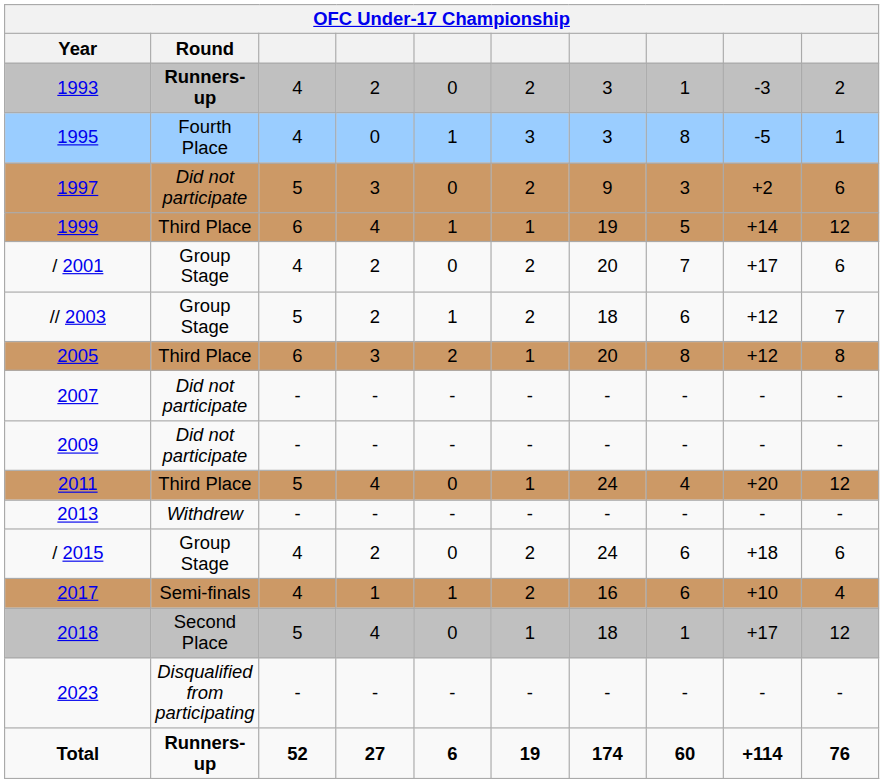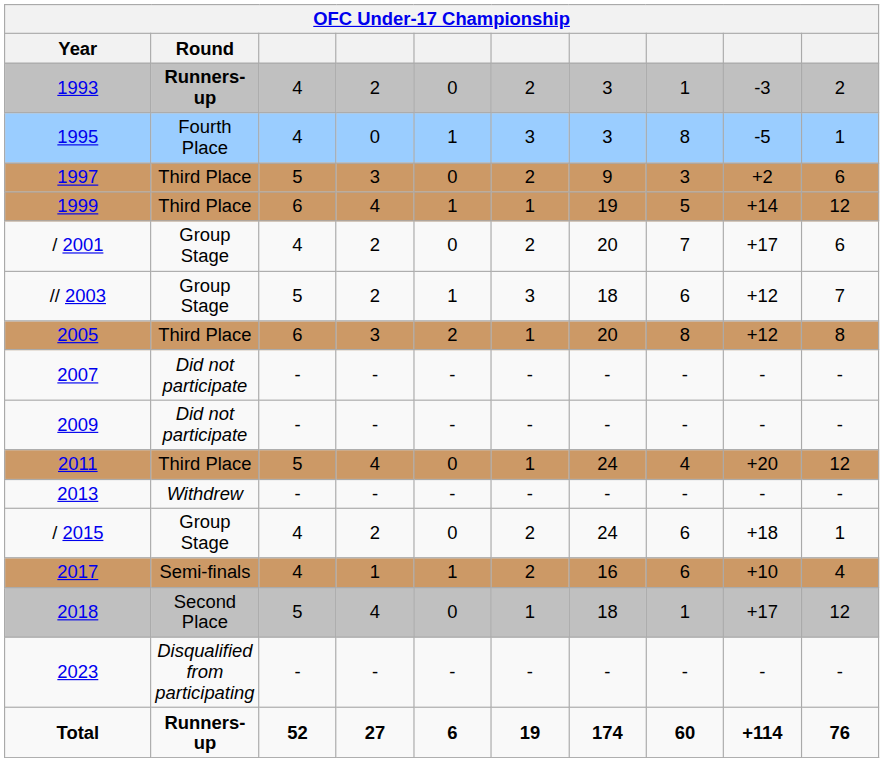(205, 187) Did not participate -> (205, 177) Third Place
(530, 316) 2 -> (530, 295) 3
(840, 553) 6 -> (840, 532) 1
